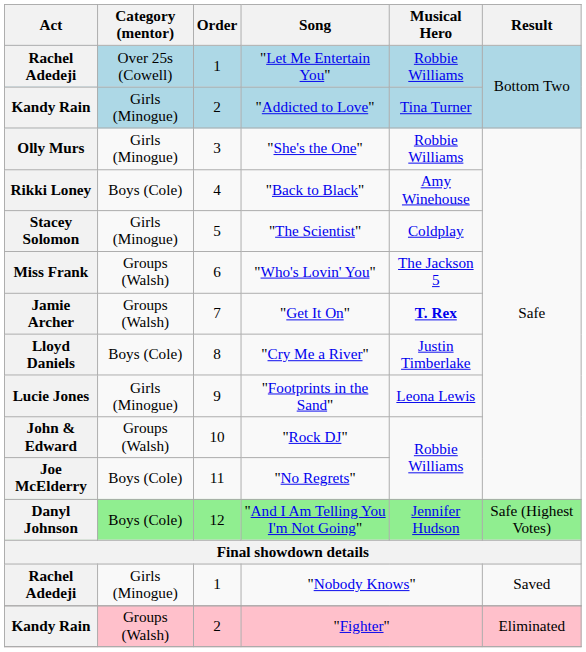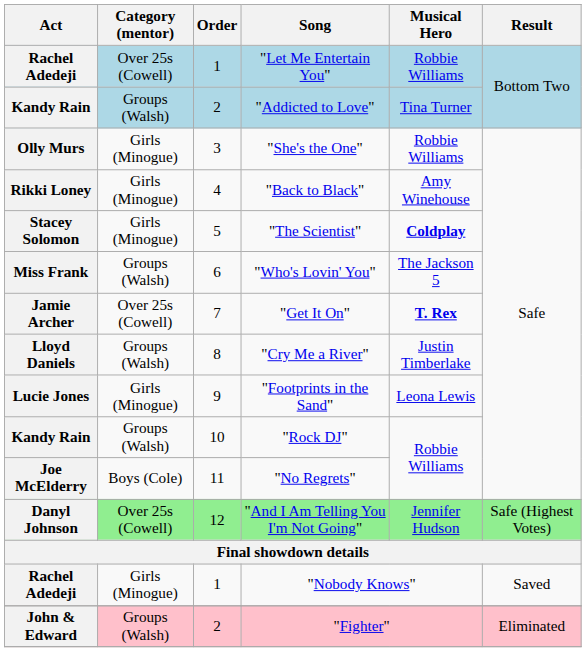(145, 107) Girls (Minogue) -> (145, 107) Groups (Walsh)
(145, 189) Boys (Cole) -> (145, 189) Girls (Minogue)
(436, 231) normal -> (436, 231) bold
(145, 313) Groups (Walsh) -> (145, 313) Over 25s (Cowell)
(145, 354) Boys (Cole) -> (145, 354) Groups (Walsh)
(51, 437) John & Edward -> (51, 437) Kandy Rain
(145, 519) Boys (Cole) -> (145, 519) Over 25s (Cowell)
(51, 626) Kandy Rain -> (51, 626) John & Edward
